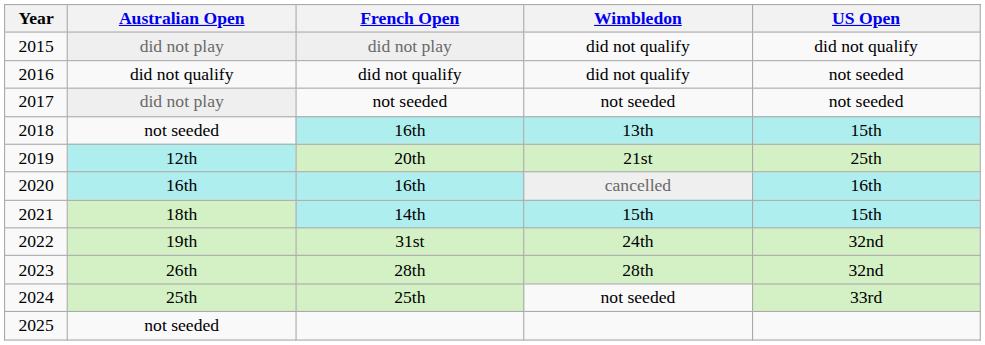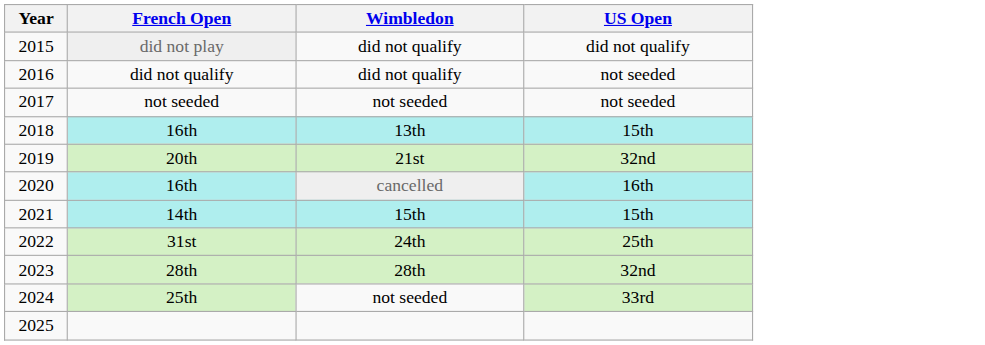- column: (182, 18)
(866, 158) 25th -> (638, 158) 32nd
(866, 241) 32nd -> (638, 241) 25th
